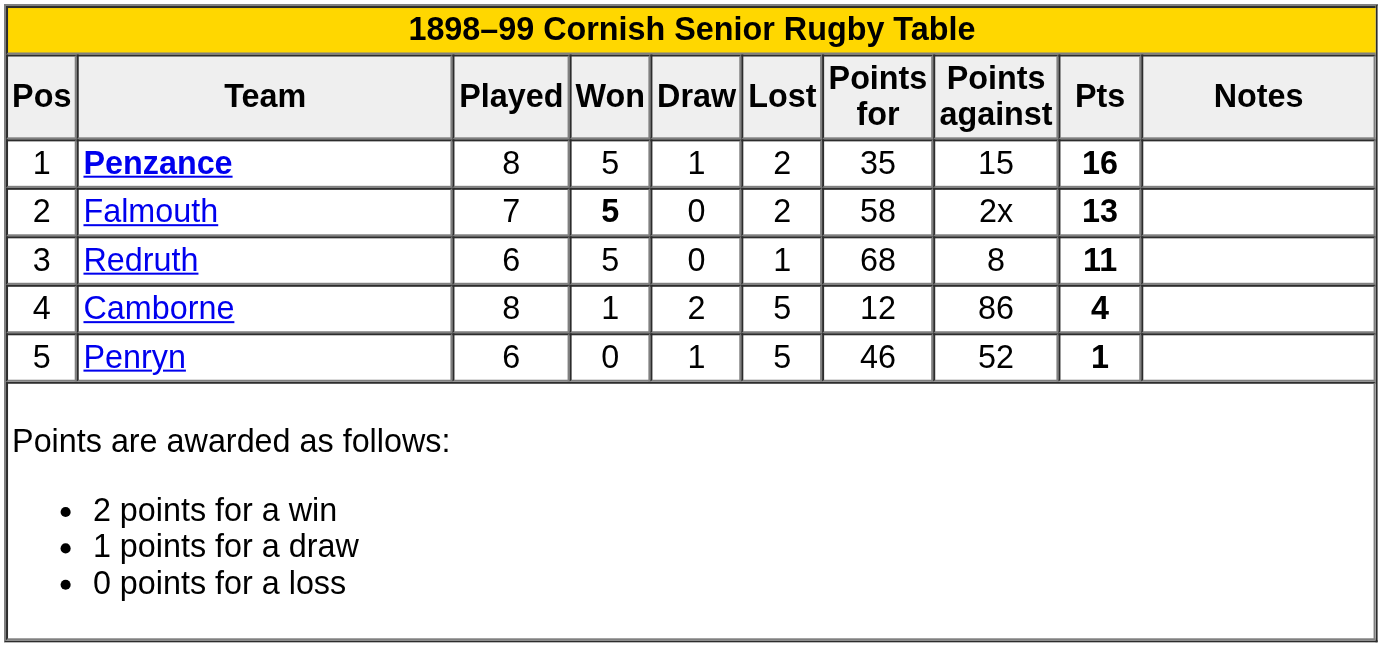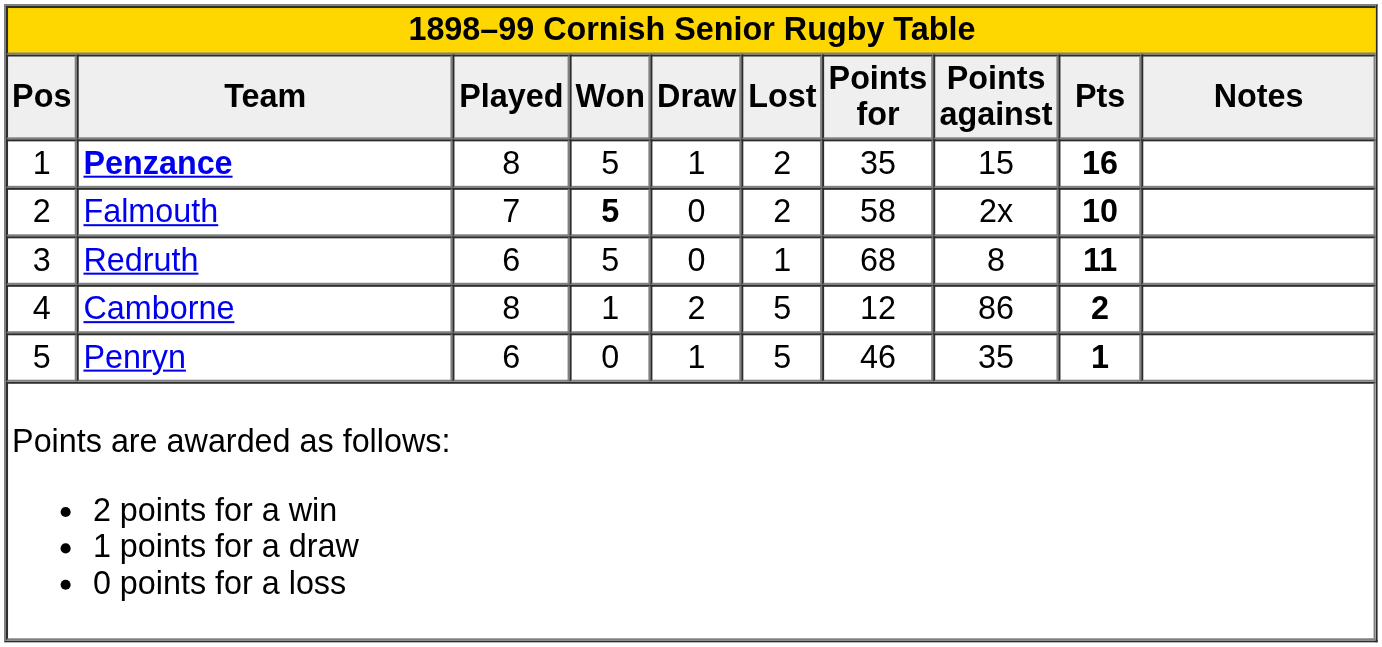(1100, 211) 13 -> (1100, 211) 10
(1100, 308) 4 -> (1100, 308) 2
(996, 356) 52 -> (996, 356) 35
